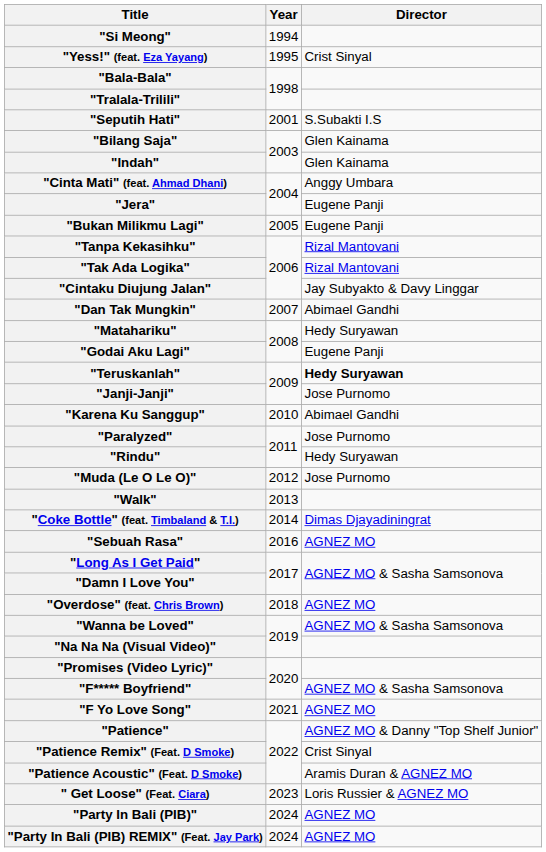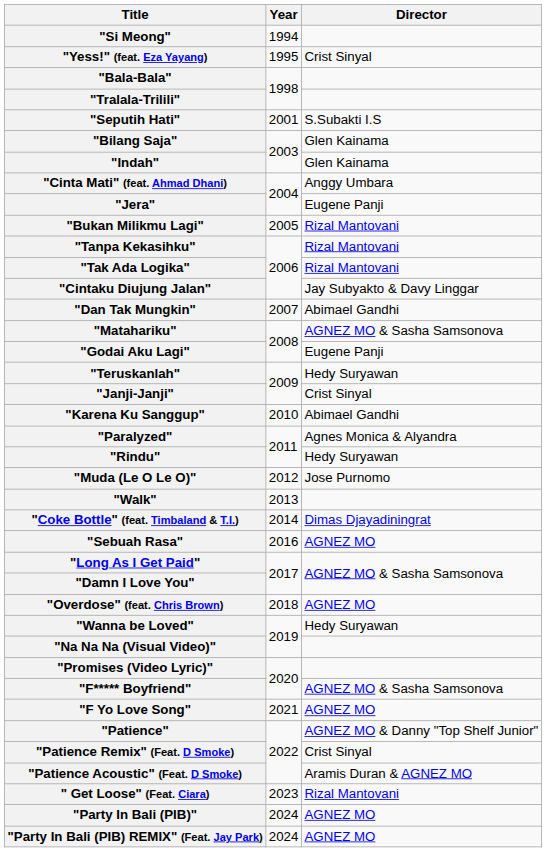(344, 225) Eugene Panji -> (352, 225) Rizal Mantovani
(351, 330) Hedy Suryawan -> (404, 330) AGNEZ MO & Sasha Samsonova
(354, 373) bold -> (351, 373) normal
(347, 394) Jose Purnomo -> (338, 394) Crist Sinyal
(347, 436) Jose Purnomo -> (381, 436) Agnes Monica & Alyandra
(404, 625) AGNEZ MO & Sasha Samsonova -> (351, 625) Hedy Suryawan
(386, 794) Loris Russier & AGNEZ MO -> (352, 794) Rizal Mantovani
